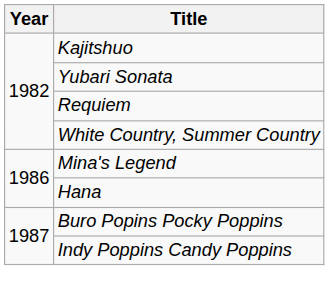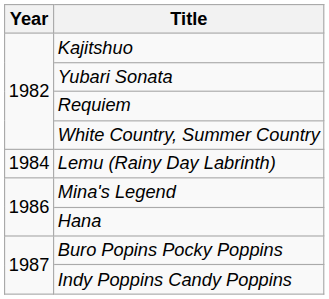+ row: (167, 163)
